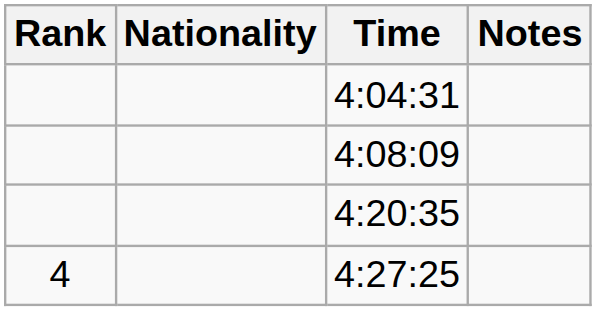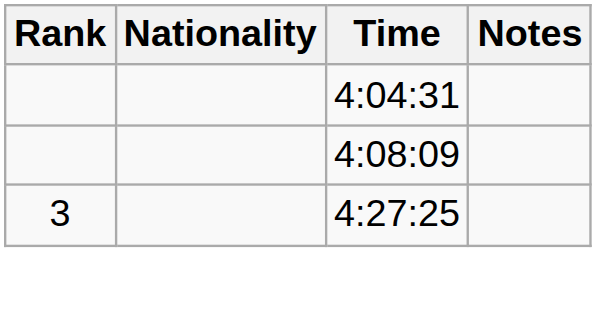- row: (397, 214)
(60, 273) 4 -> (60, 214) 3
